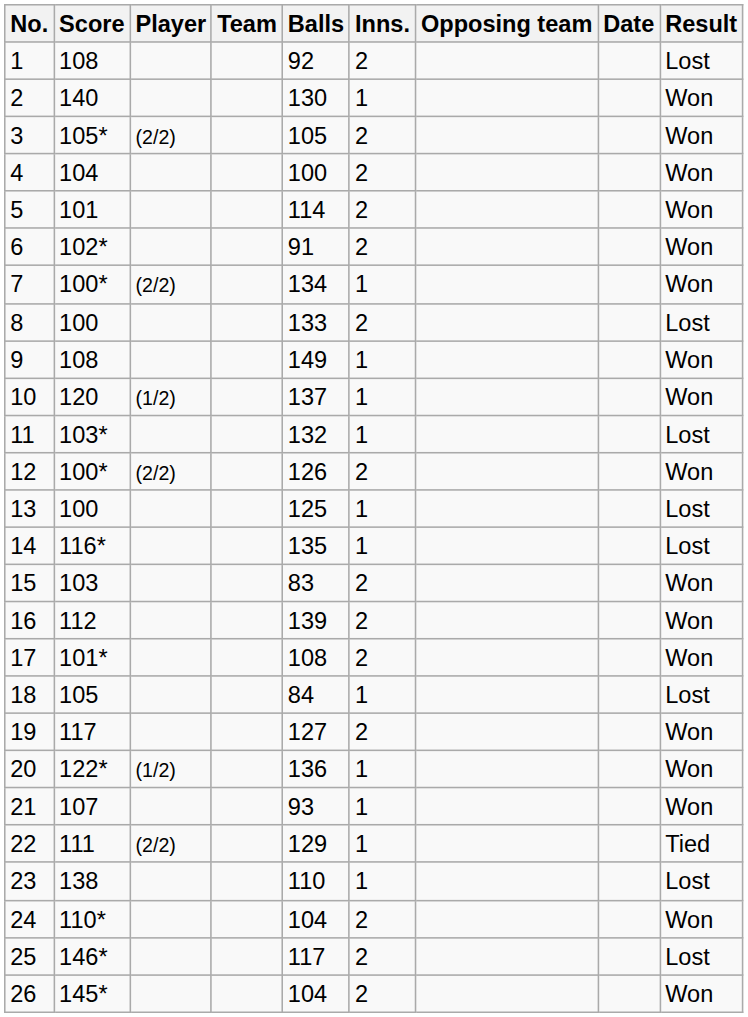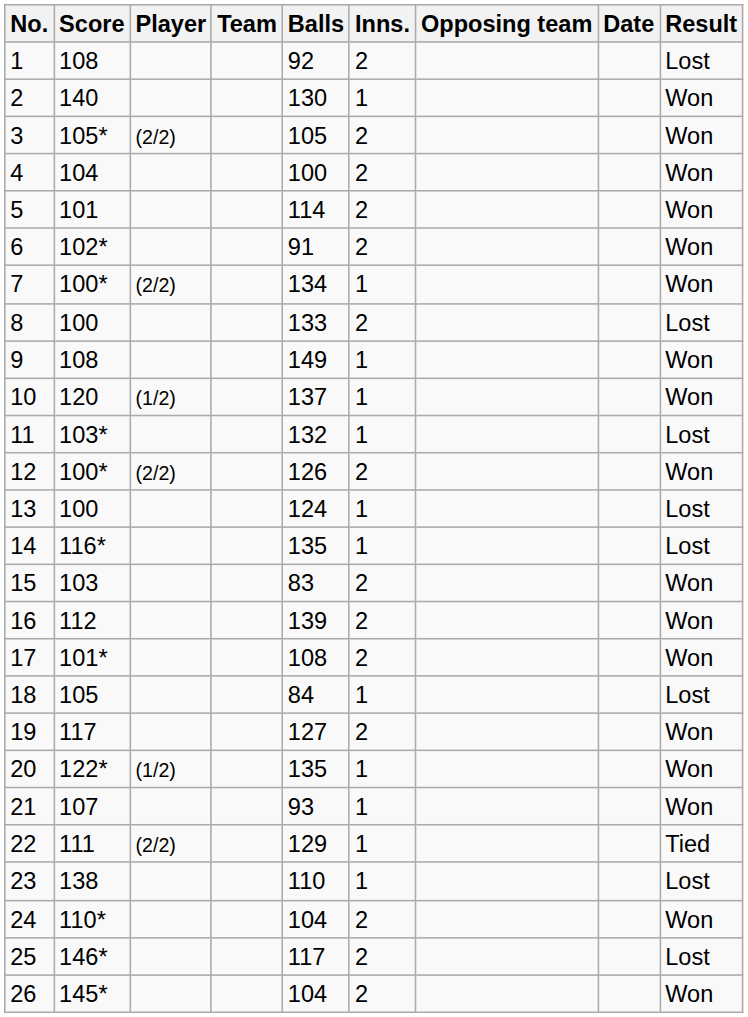(307, 508) 125 -> (307, 508) 124
(307, 770) 136 -> (307, 770) 135
